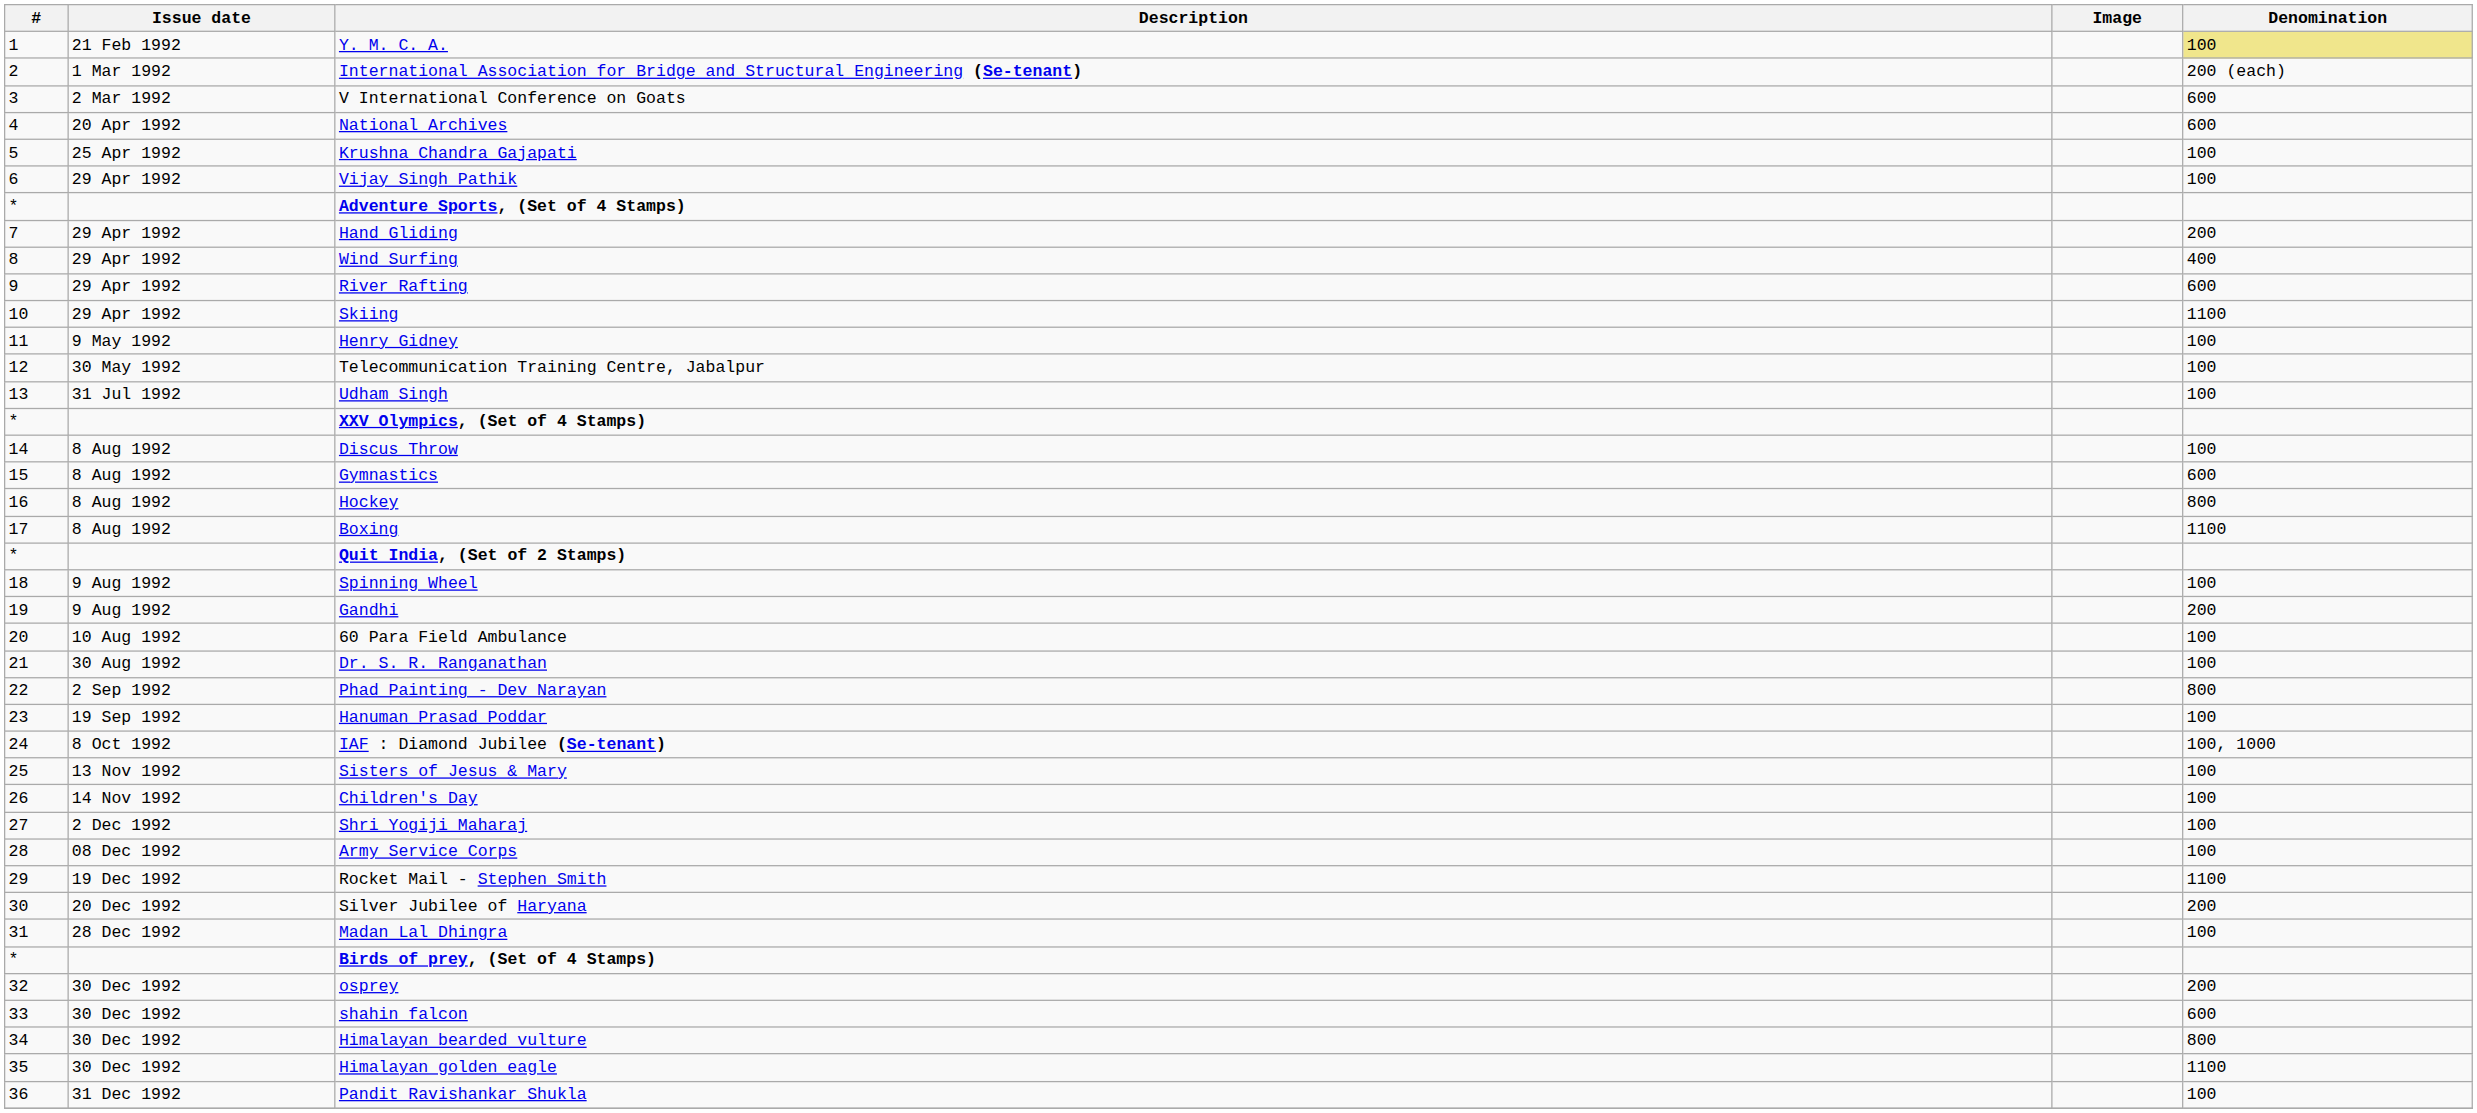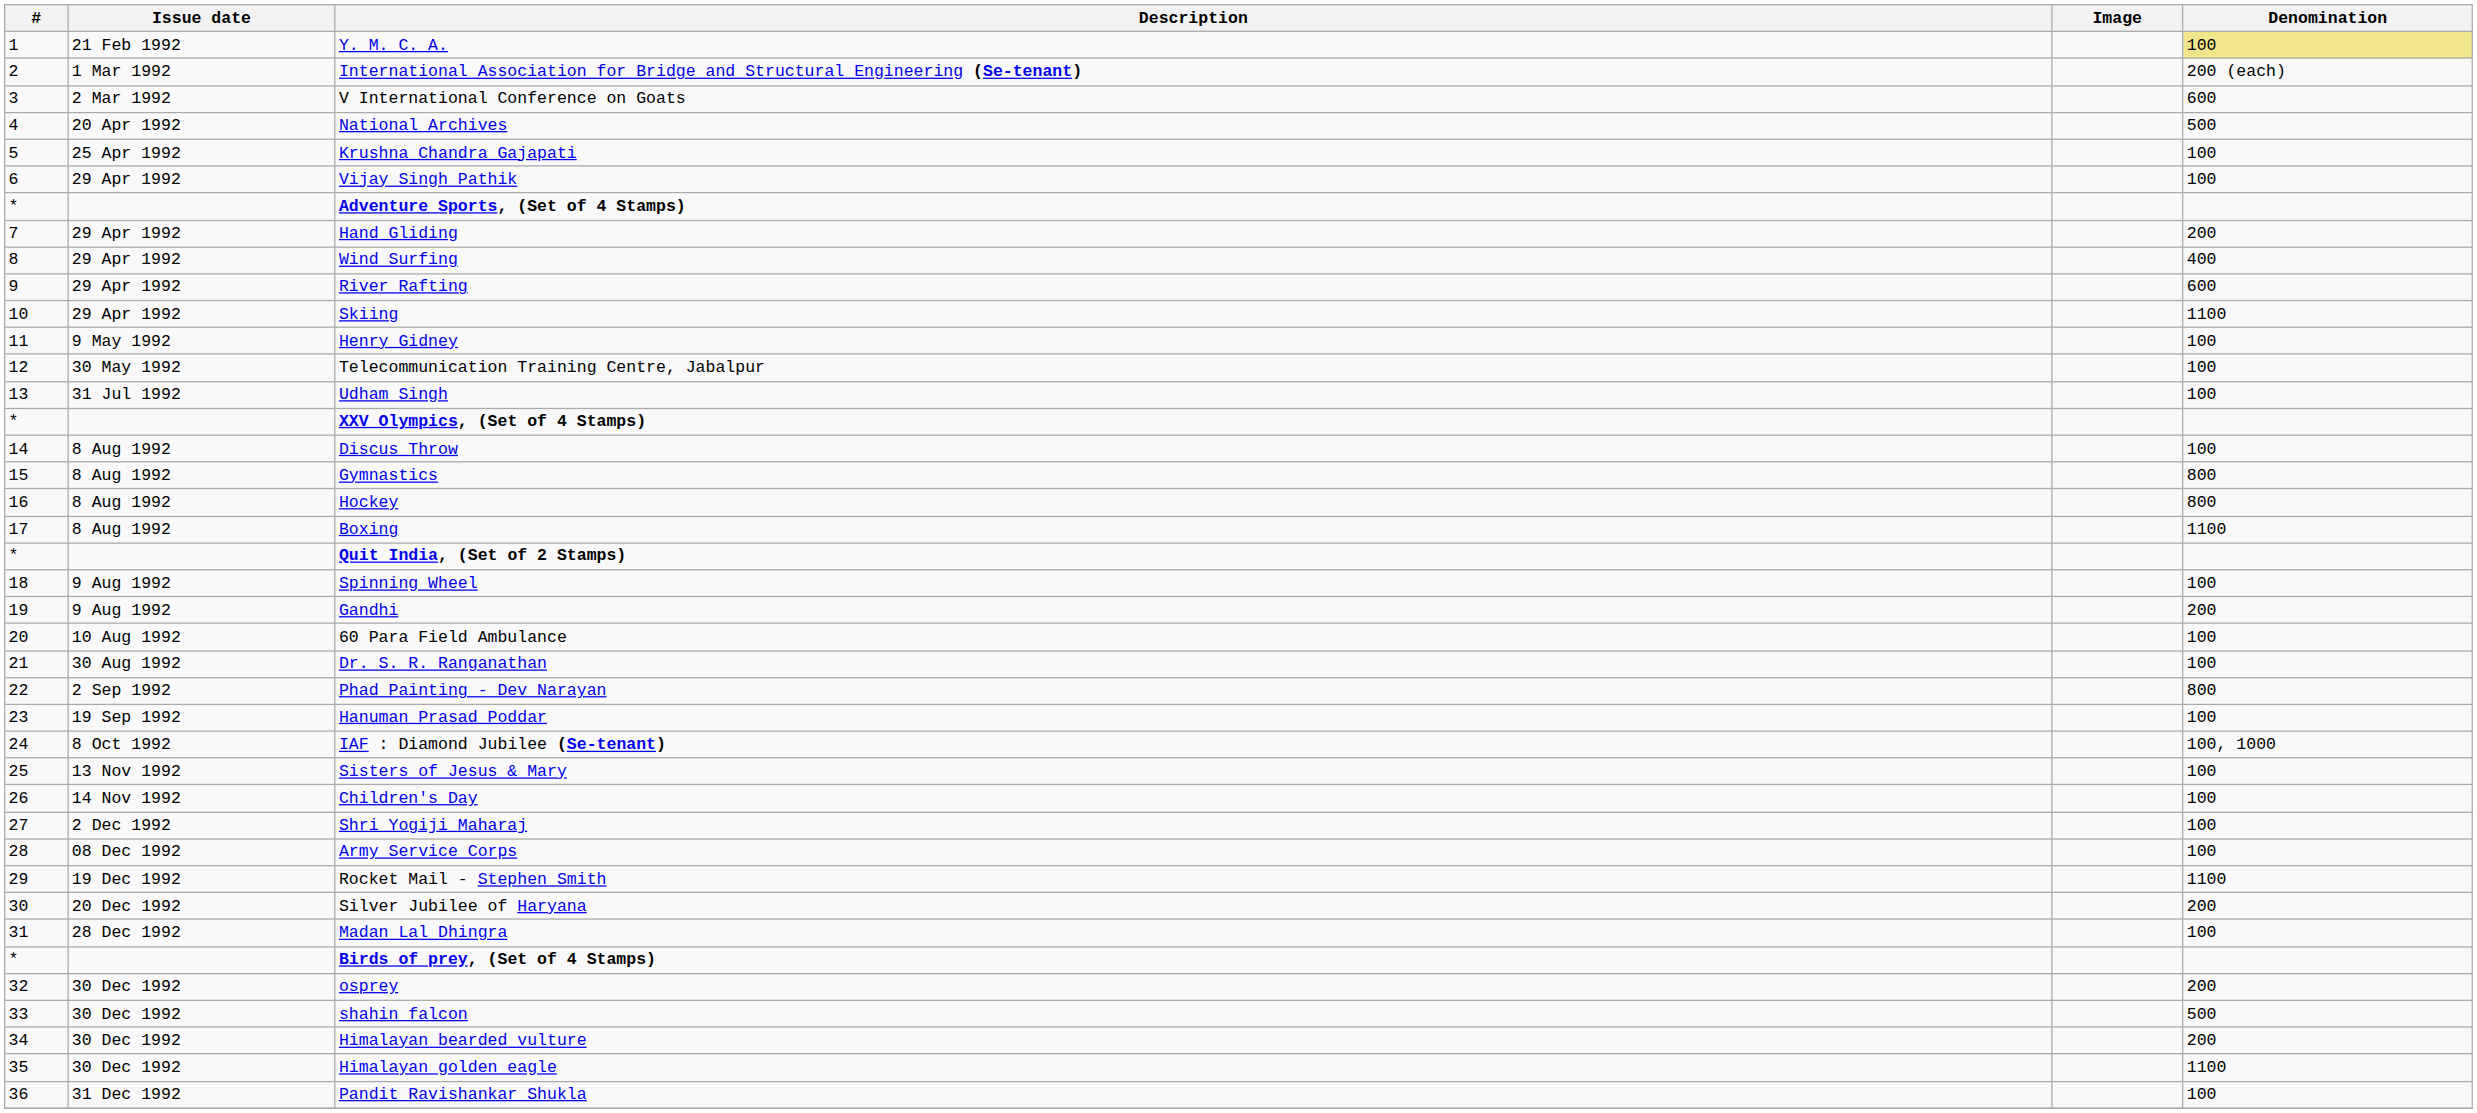(2202, 126) 600 -> (2202, 126) 500
(2202, 476) 600 -> (2202, 476) 800
(2202, 1014) 600 -> (2202, 1014) 500
(2202, 1041) 800 -> (2202, 1041) 200
